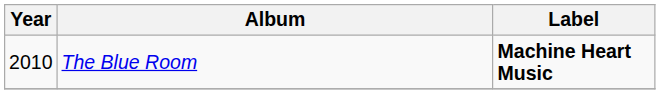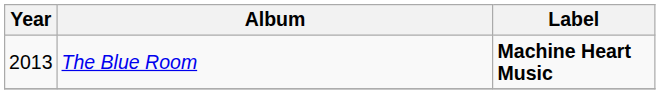(31, 61) 2010 -> (31, 61) 2013
